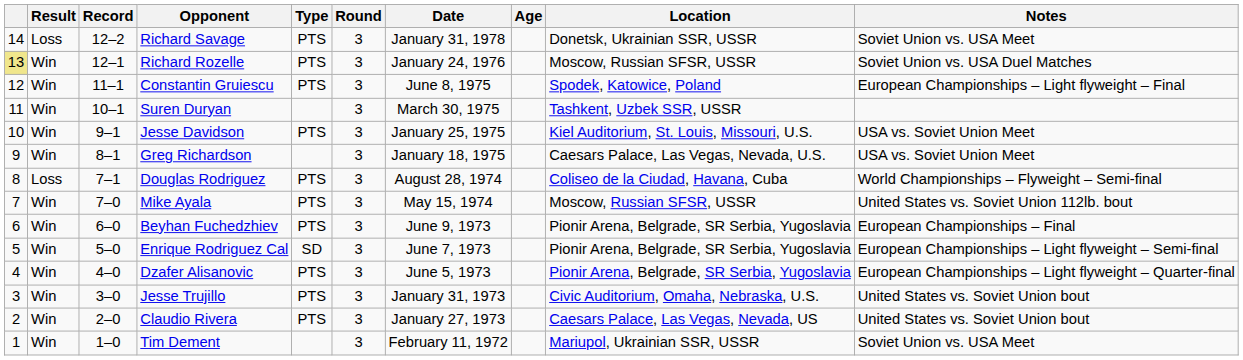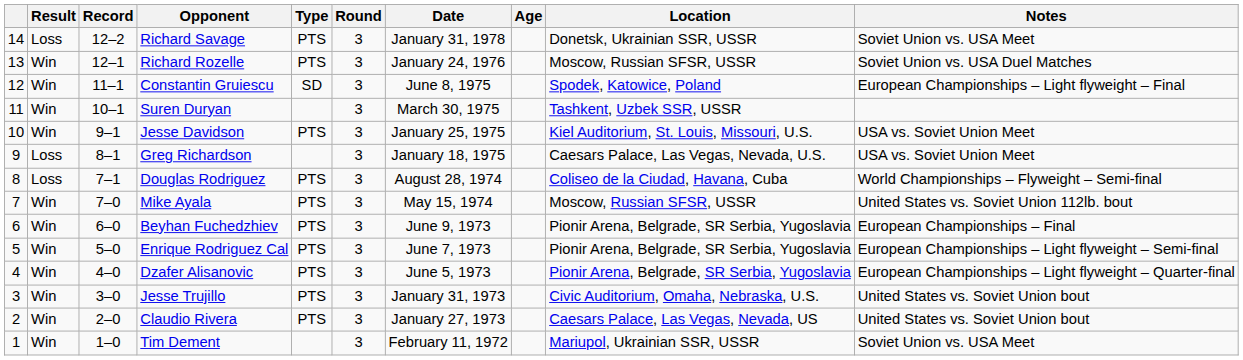(16, 62) khaki background -> (16, 62) no background
(312, 86) PTS -> (312, 86) SD
(44, 156) Win -> (47, 156) Loss
(312, 249) SD -> (312, 249) PTS
